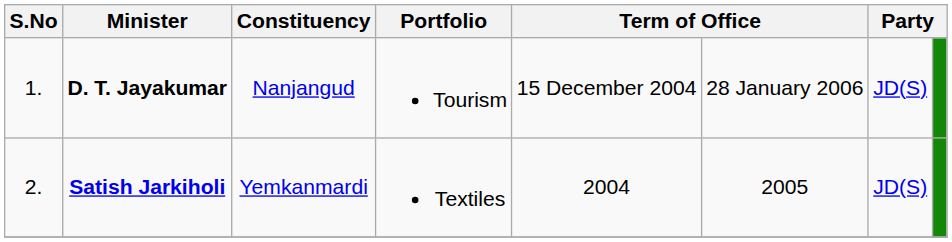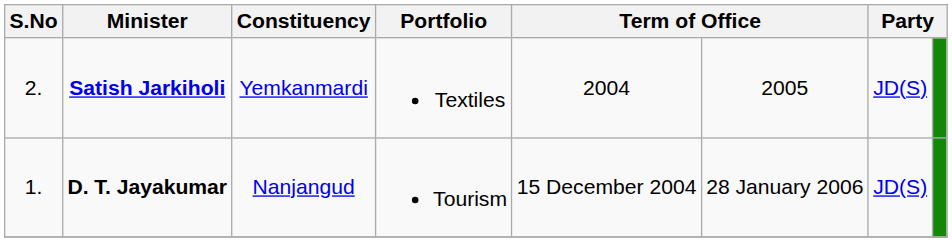rows swapped: (147, 87) <-> (147, 187)
